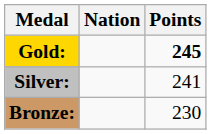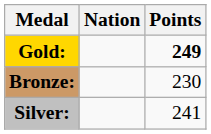(187, 50) 245 -> (187, 50) 249
rows swapped: (42, 81) <-> (42, 112)
